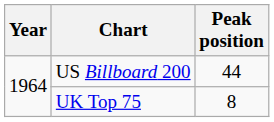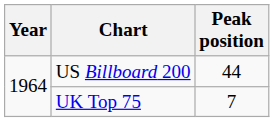(232, 101) 8 -> (232, 101) 7
